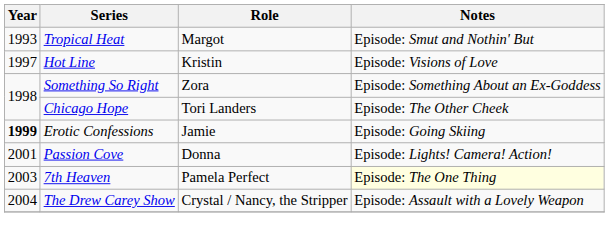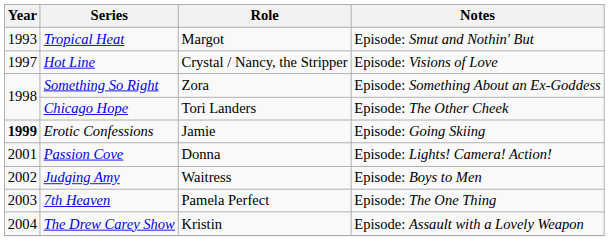(202, 62) Kristin -> (265, 62) Crystal / Nancy, the Stripper
+ row: (82, 177)
(425, 177) lightyellow background -> (425, 200) no background
(265, 200) Crystal / Nancy, the Stripper -> (202, 223) Kristin
